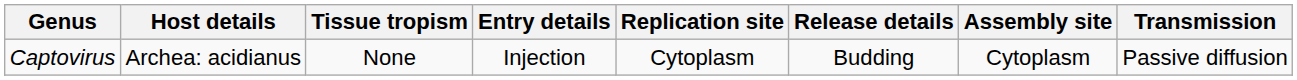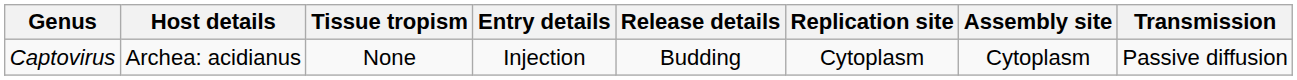columns swapped: (874, 22) <-> (702, 22)
